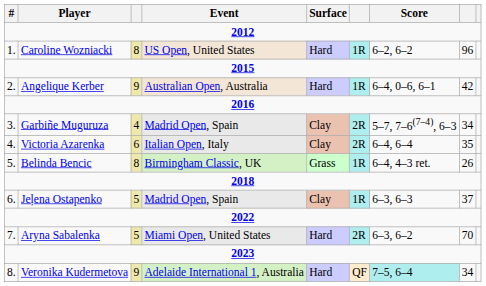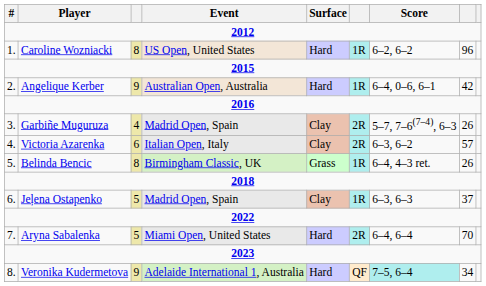(467, 124) 34 -> (467, 124) 26
(392, 144) 6–4, 6–4 -> (392, 144) 6–3, 6–2
(467, 144) 35 -> (467, 144) 57
(392, 235) 6–3, 6–2 -> (392, 235) 6–4, 6–4
